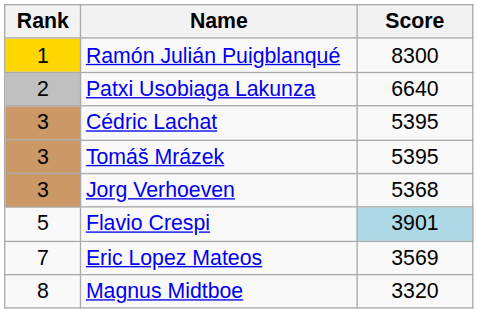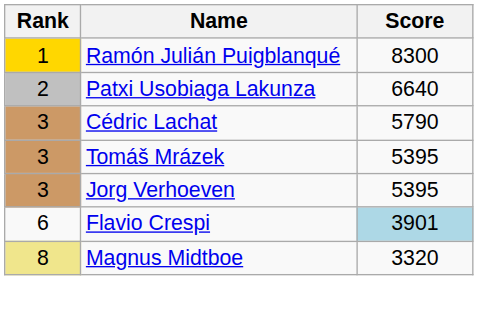(415, 122) 5395 -> (415, 122) 5790
(415, 190) 5368 -> (415, 190) 5395
(43, 223) 5 -> (43, 223) 6
- row: (174, 257)
(43, 291) no background -> (43, 257) khaki background
